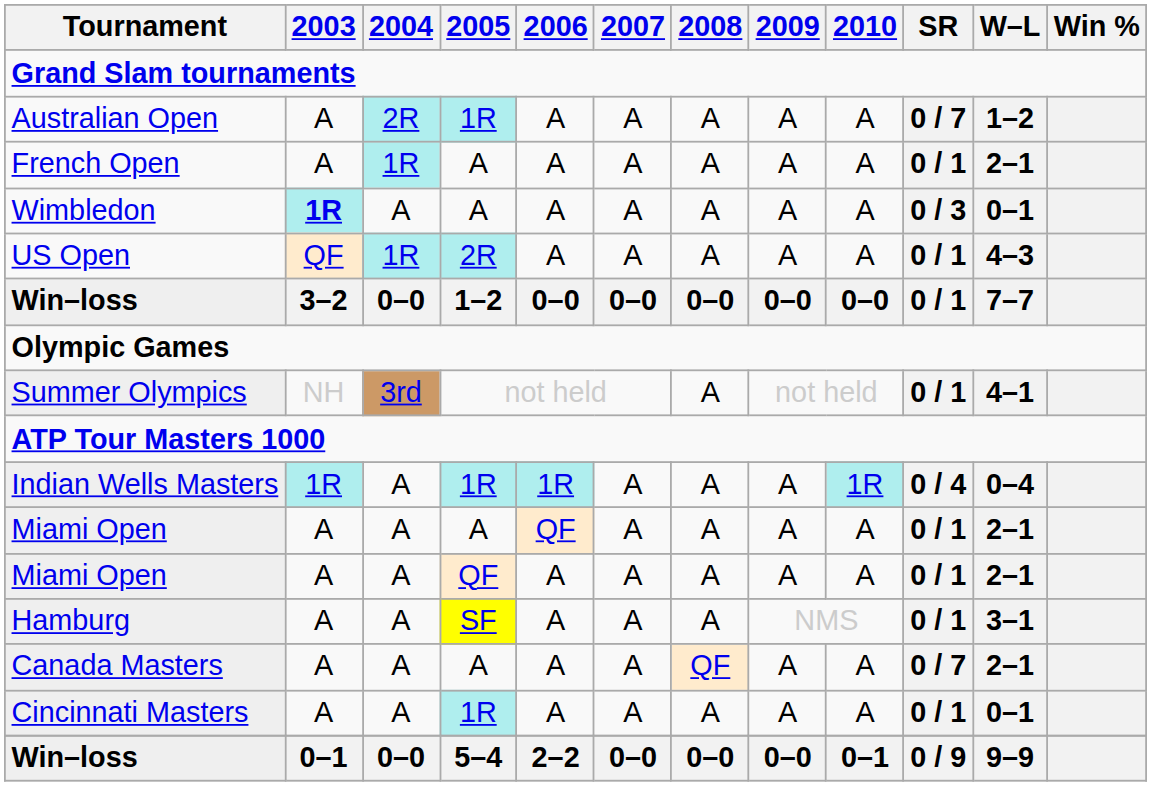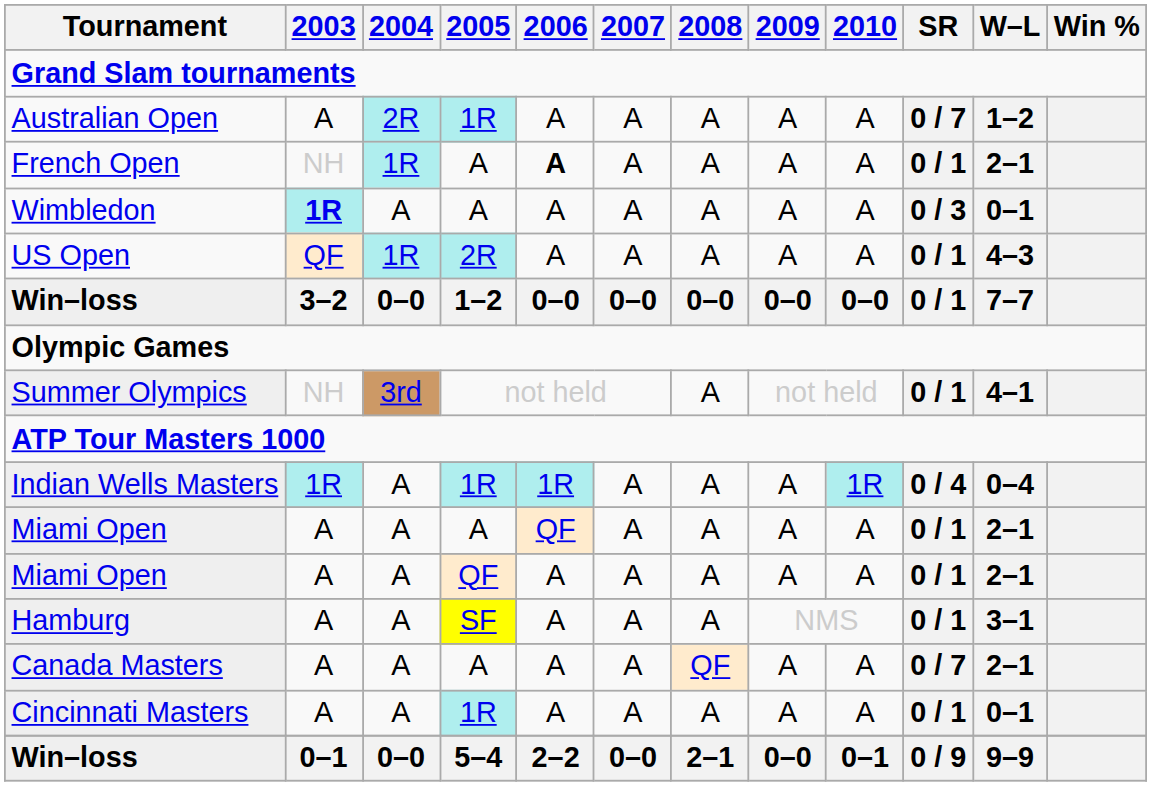(324, 164) A -> (324, 164) NH
(556, 164) normal -> (556, 164) bold
(710, 758) 0–0 -> (710, 758) 2–1
